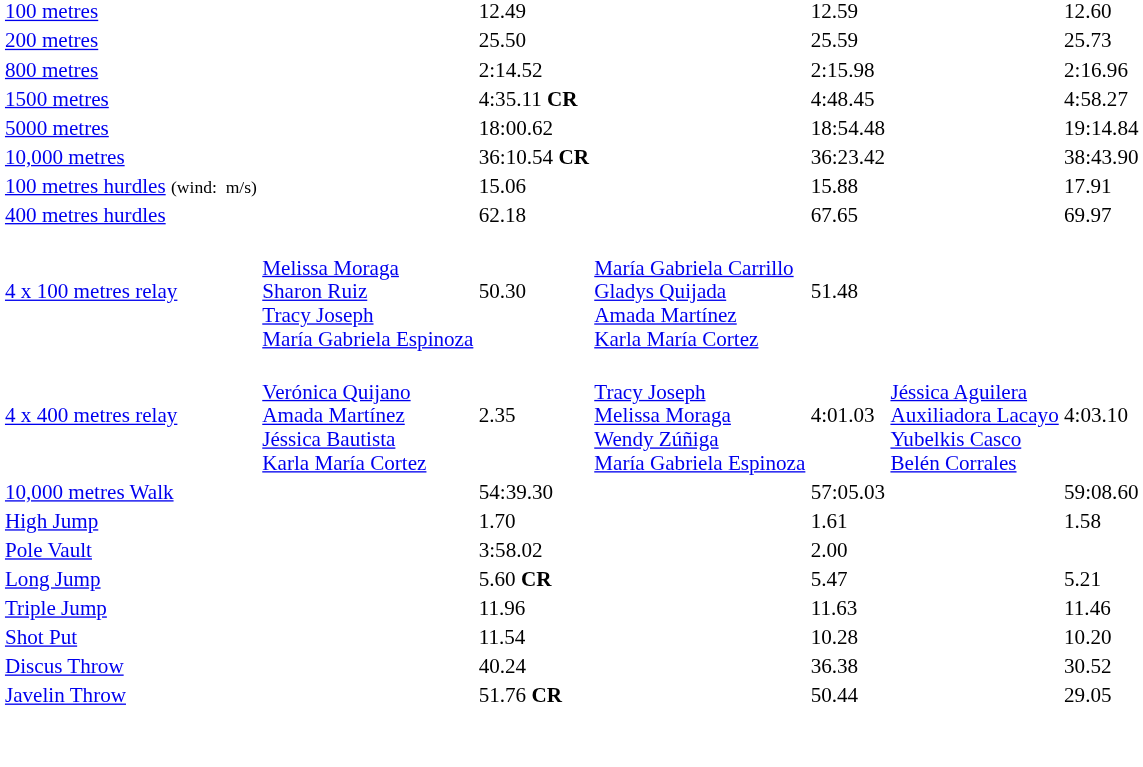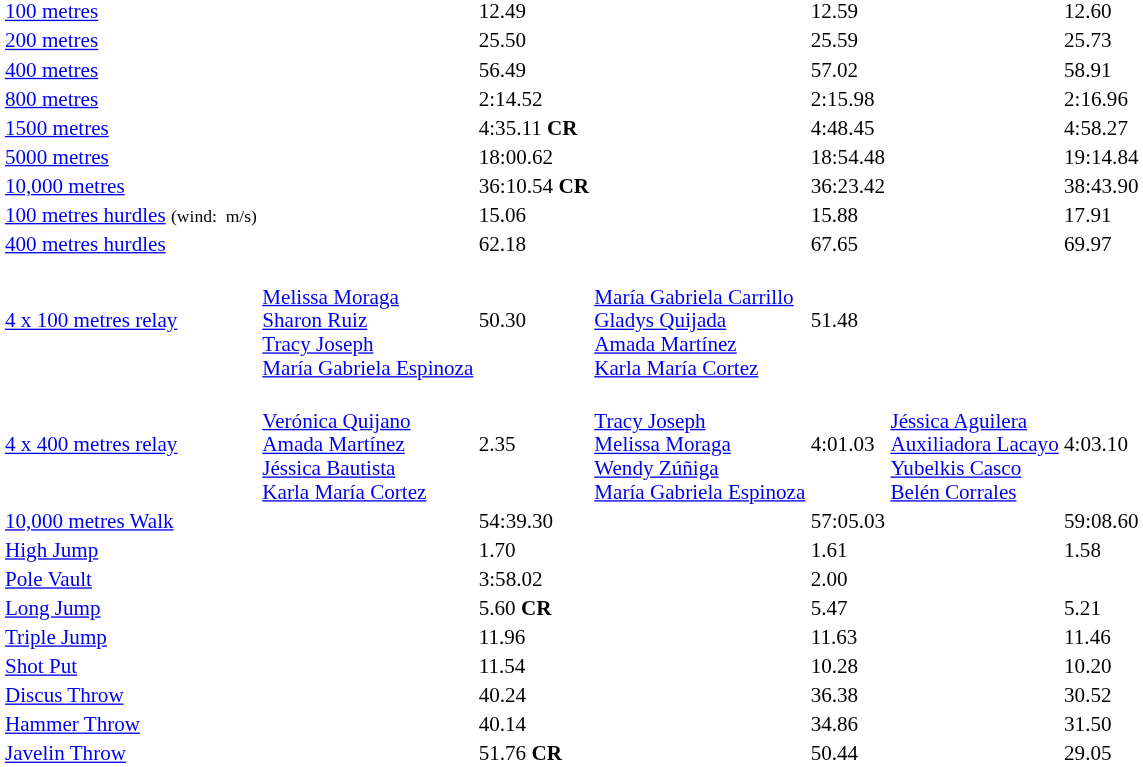+ row: (52, 69)
+ row: (73, 724)
